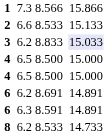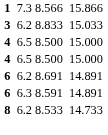- row: (7, 25)
(86, 42) lavender background -> (86, 25) no background
